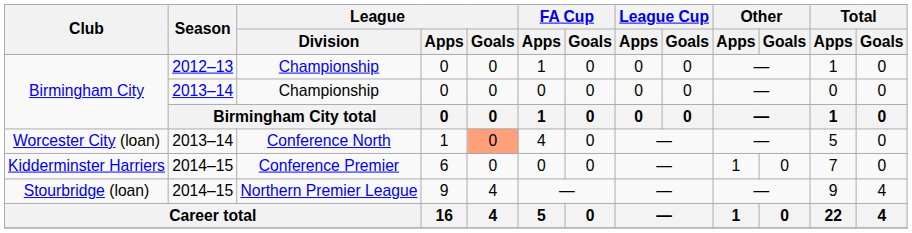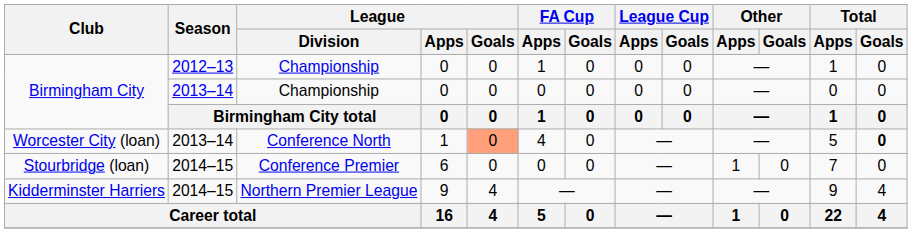(882, 141) normal -> (882, 141) bold
(87, 166) Kidderminster Harriers -> (87, 166) Stourbridge (loan)
(87, 191) Stourbridge (loan) -> (87, 191) Kidderminster Harriers
